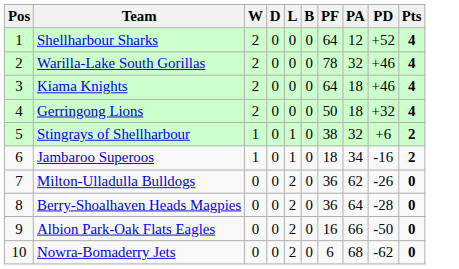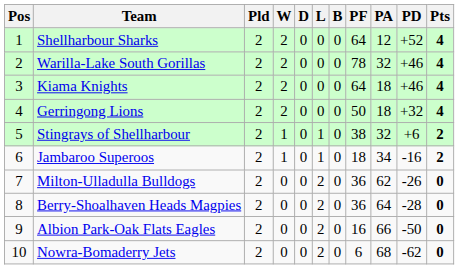+ column: (259, 16)
